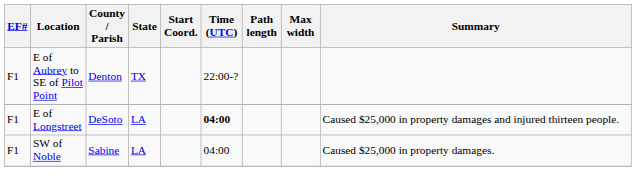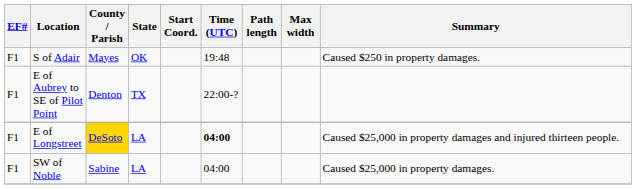+ row: (56, 57)
(105, 119) no background -> (105, 137) gold background
